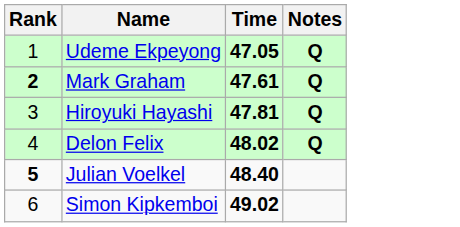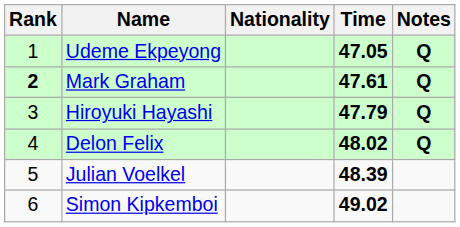+ column: (280, 19)
(254, 112) 47.81 -> (363, 112) 47.79
(33, 174) bold -> (33, 174) normal
(254, 174) 48.40 -> (363, 174) 48.39
